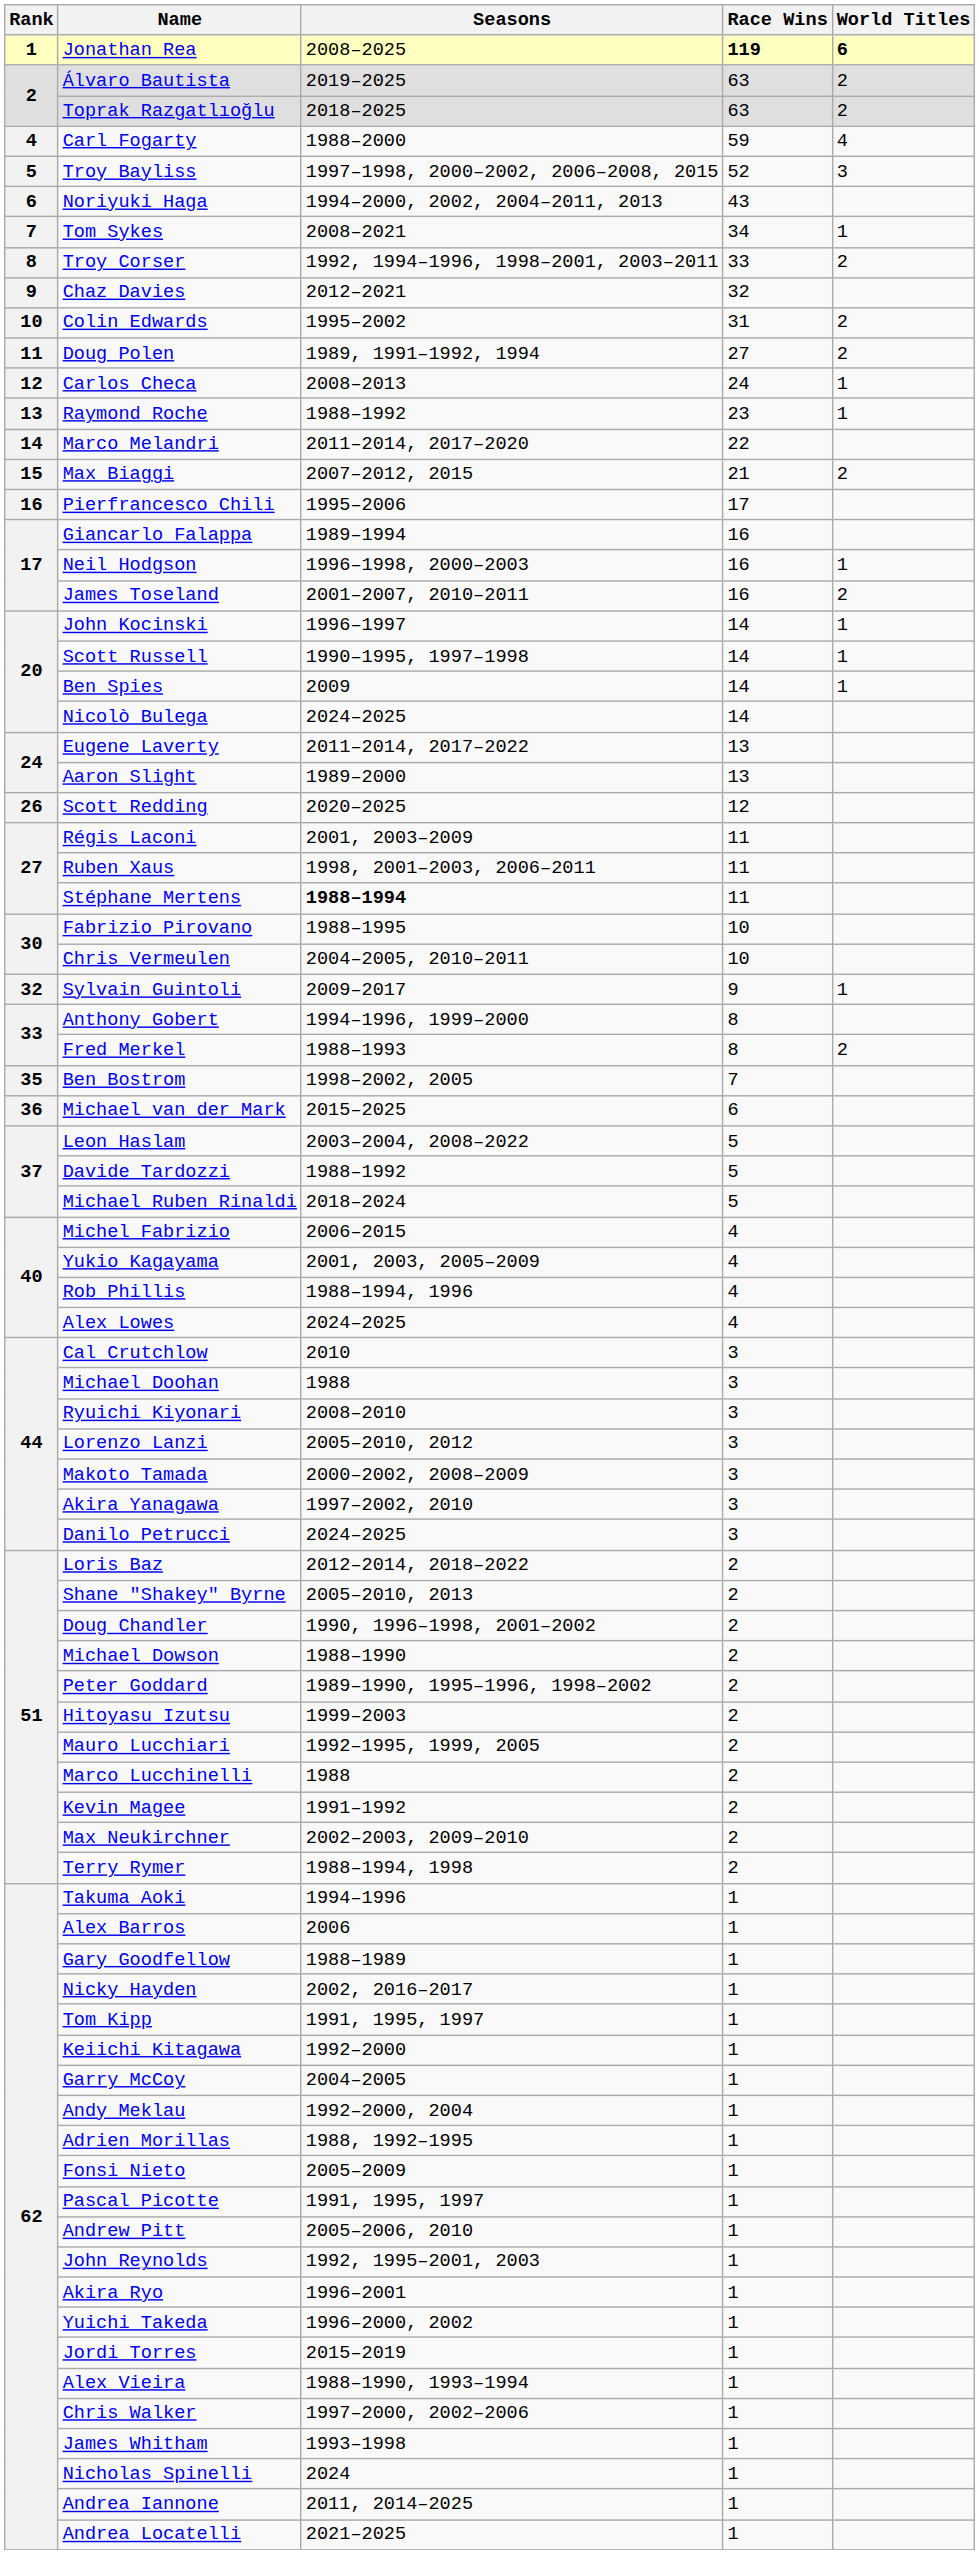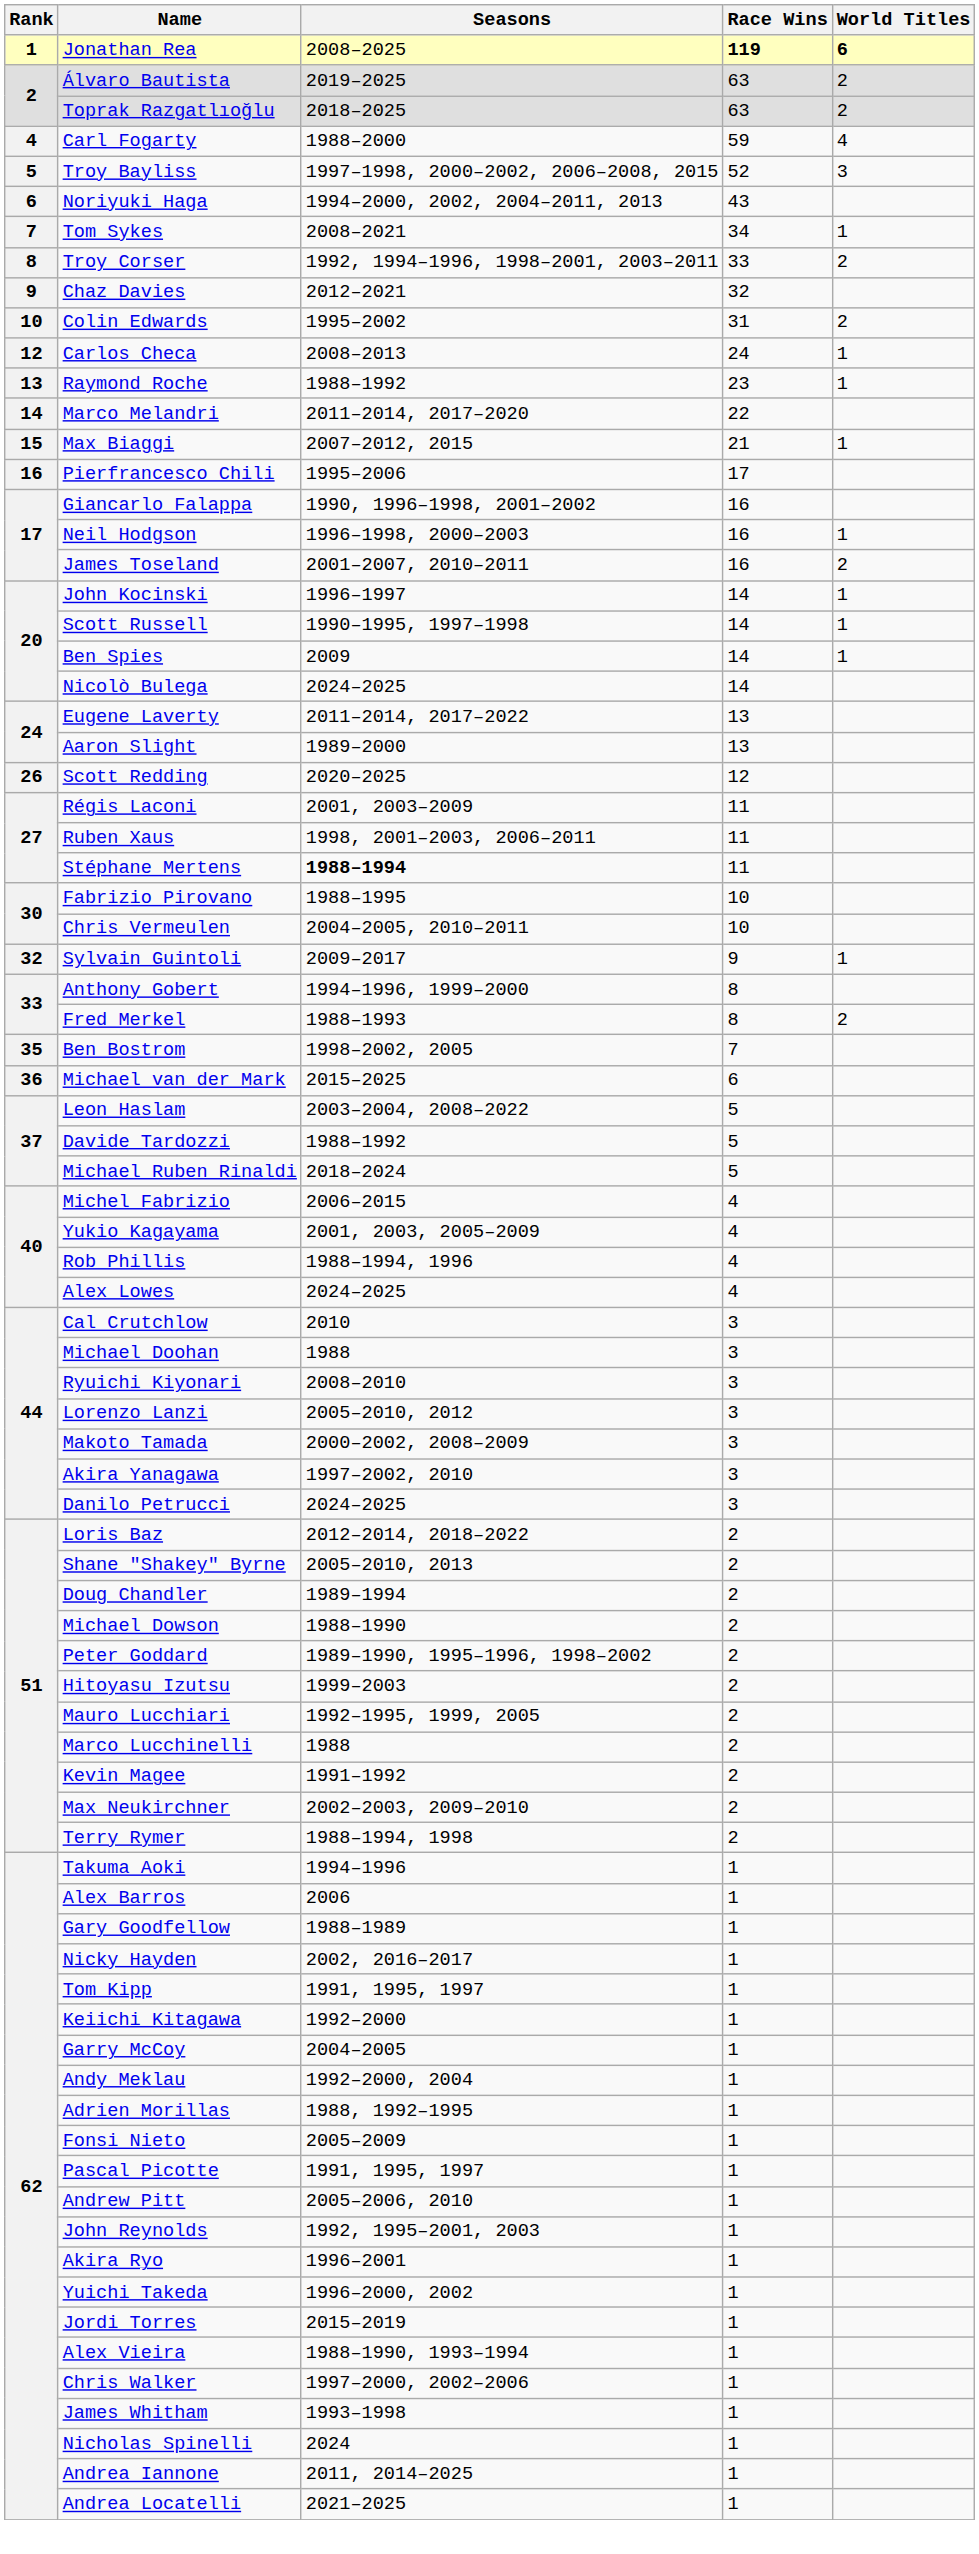- row: (118, 353)
(842, 474) 2 -> (842, 444) 1
(356, 535) 1989–1994 -> (451, 505) 1990, 1996–1998, 2001–2002
(451, 1626) 1990, 1996–1998, 2001–2002 -> (356, 1595) 1989–1994
